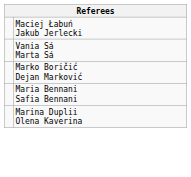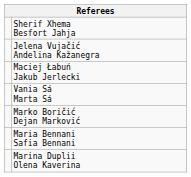+ row: (45, 28)
+ row: (57, 50)
